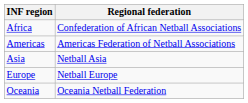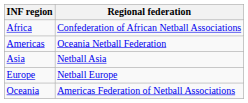(146, 43) Americas Federation of Netball Associations -> (112, 43) Oceania Netball Federation
(112, 91) Oceania Netball Federation -> (146, 91) Americas Federation of Netball Associations
